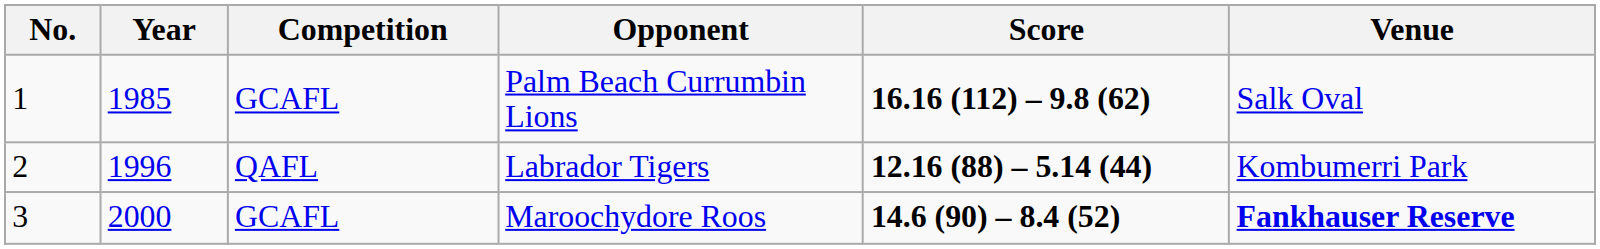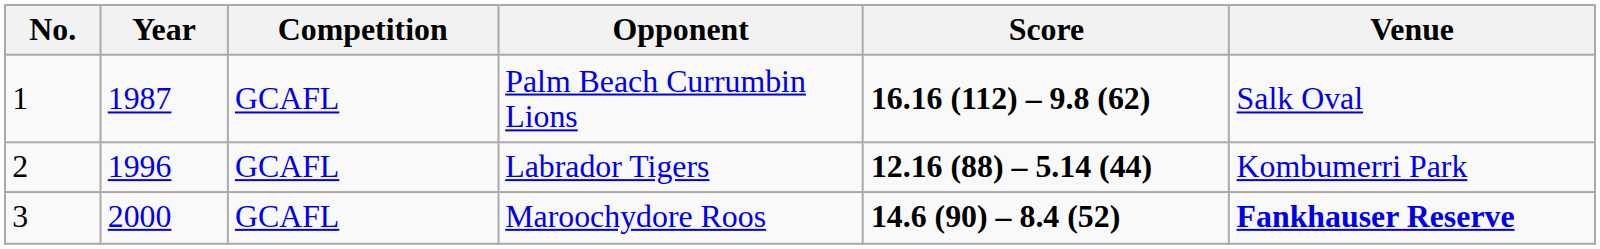(140, 98) 1985 -> (140, 98) 1987
(276, 166) QAFL -> (287, 166) GCAFL
